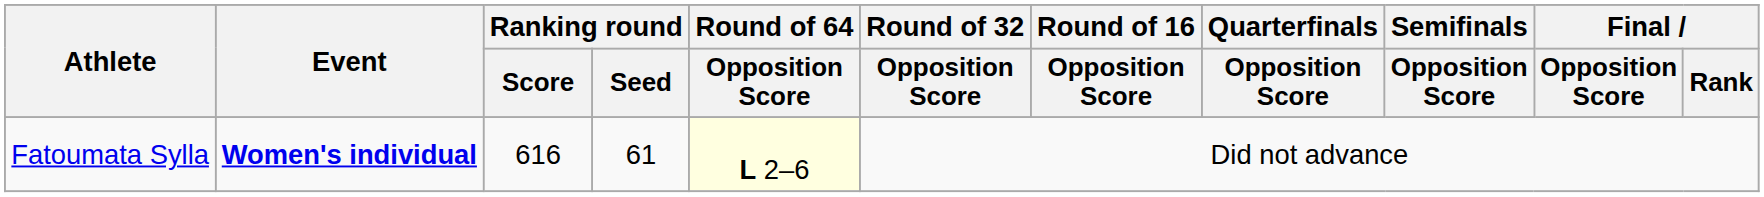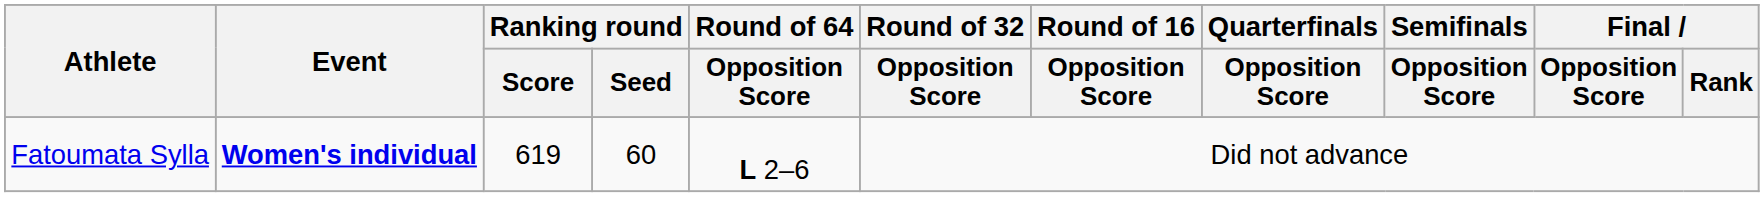(538, 155) 616 -> (538, 155) 619
(641, 155) 61 -> (641, 155) 60
(774, 170) lightyellow background -> (774, 170) no background
